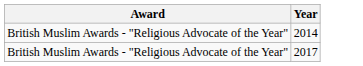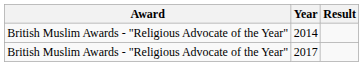+ column: (340, 14)
